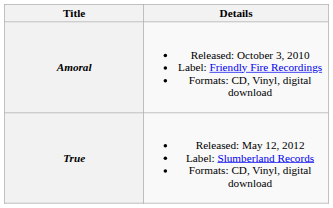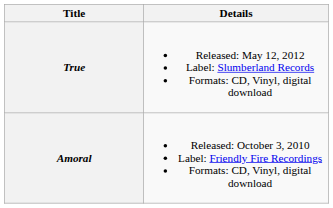rows swapped: (74, 67) <-> (74, 158)
